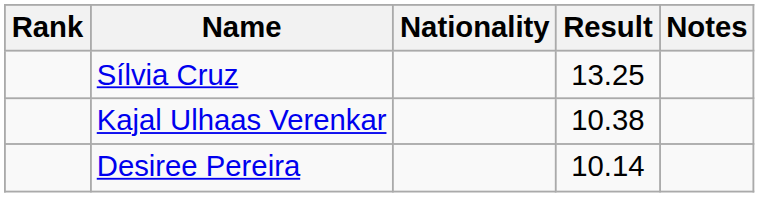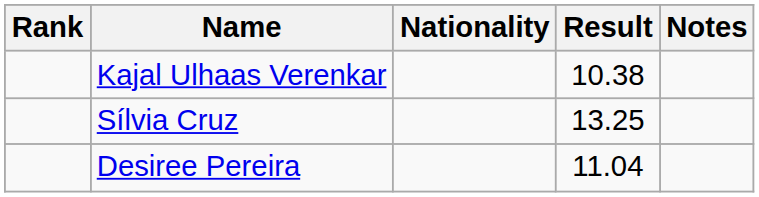rows swapped: (168, 74) <-> (242, 120)
(608, 167) 10.14 -> (608, 167) 11.04
